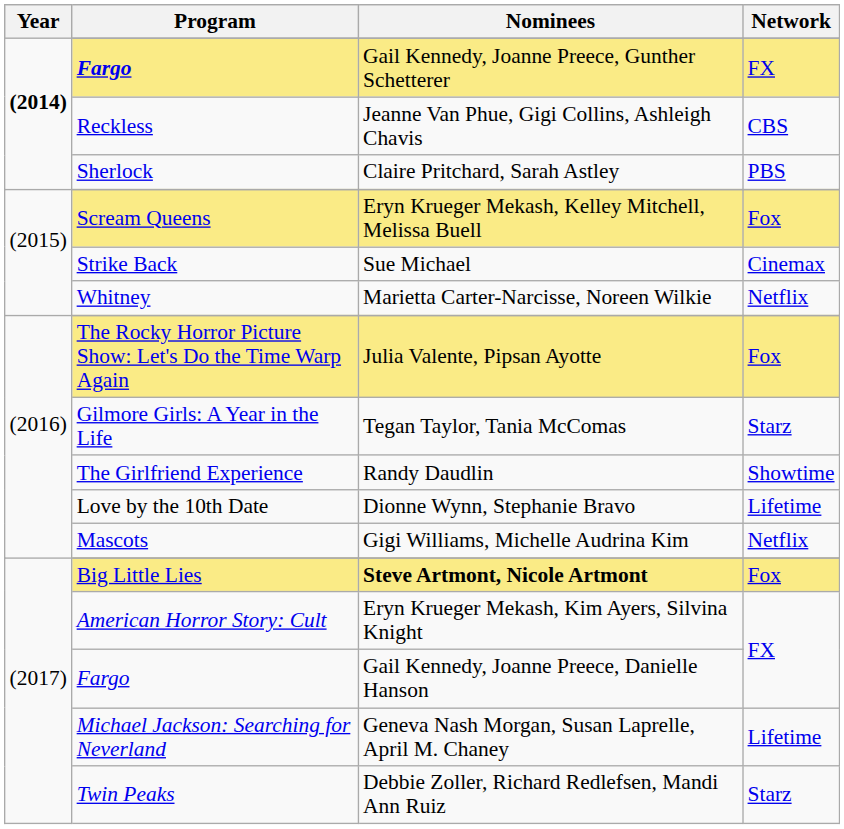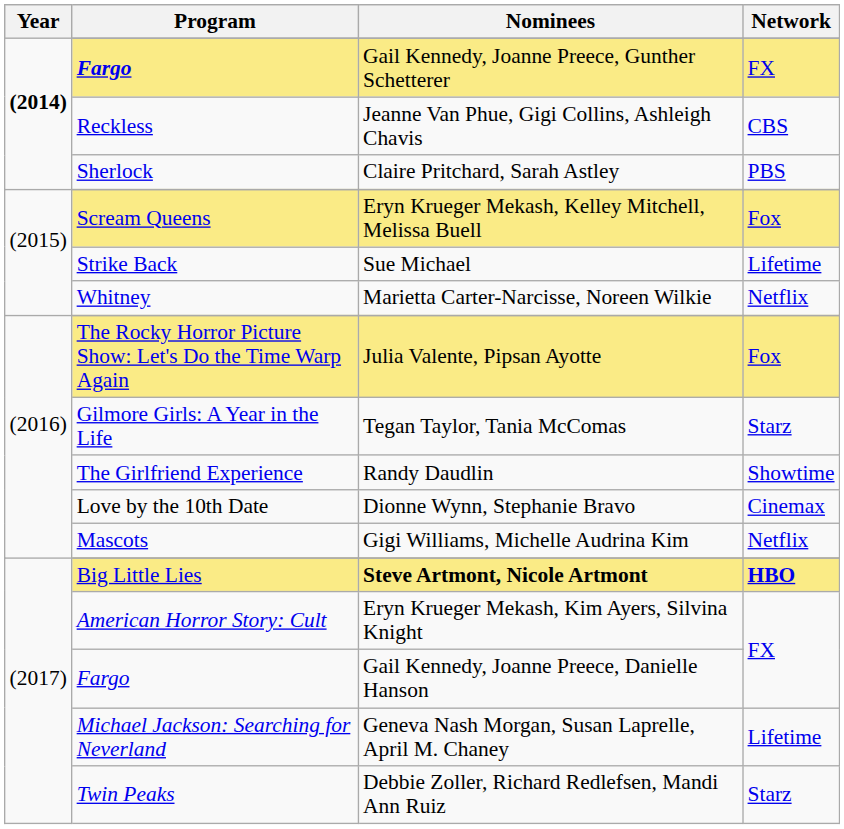(786, 263) Cinemax -> (784, 263) Lifetime
(784, 506) Lifetime -> (786, 506) Cinemax
(764, 574) Fox -> (771, 574) HBO
